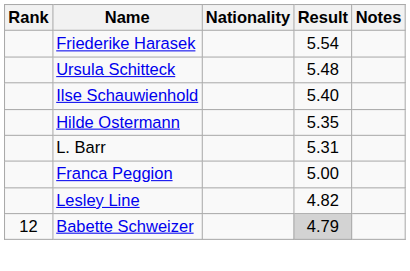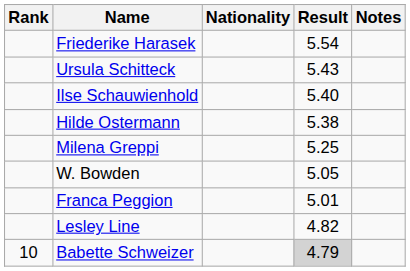(323, 69) 5.48 -> (323, 69) 5.43
(323, 122) 5.35 -> (323, 122) 5.38
- row: (81, 148)
+ row: (108, 148)
+ row: (98, 174)
(323, 174) 5.00 -> (323, 200) 5.01
(28, 226) 12 -> (28, 252) 10
